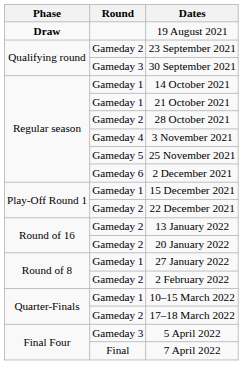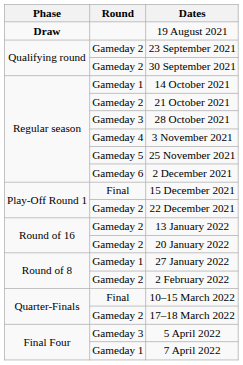(118, 66) Gameday 3 -> (118, 66) Gameday 2
(118, 102) Gameday 1 -> (118, 102) Gameday 2
(118, 119) Gameday 2 -> (118, 119) Gameday 3
(118, 191) Gameday 1 -> (118, 191) Final
(118, 297) Gameday 1 -> (118, 297) Final
(118, 350) Final -> (118, 350) Gameday 1
